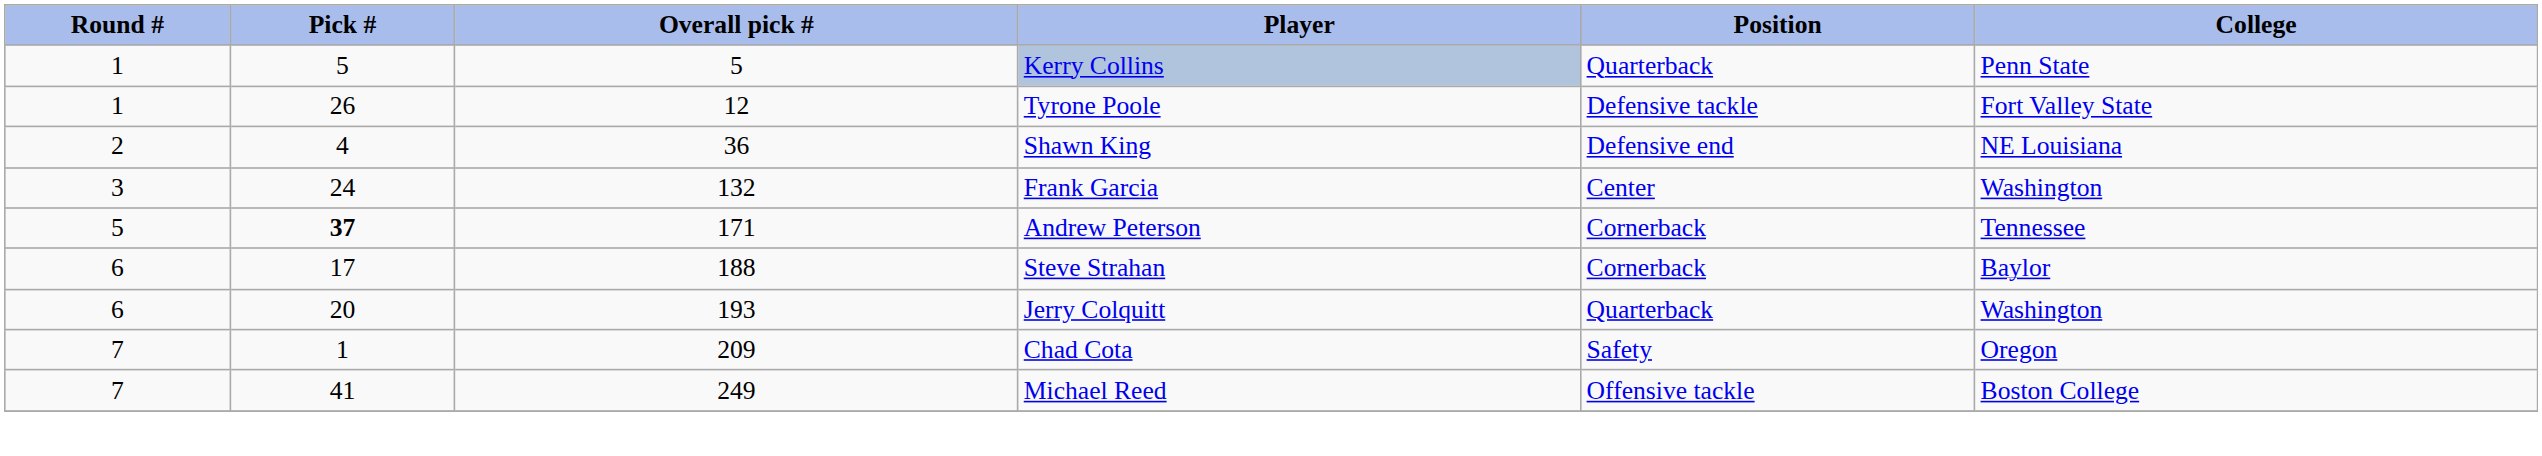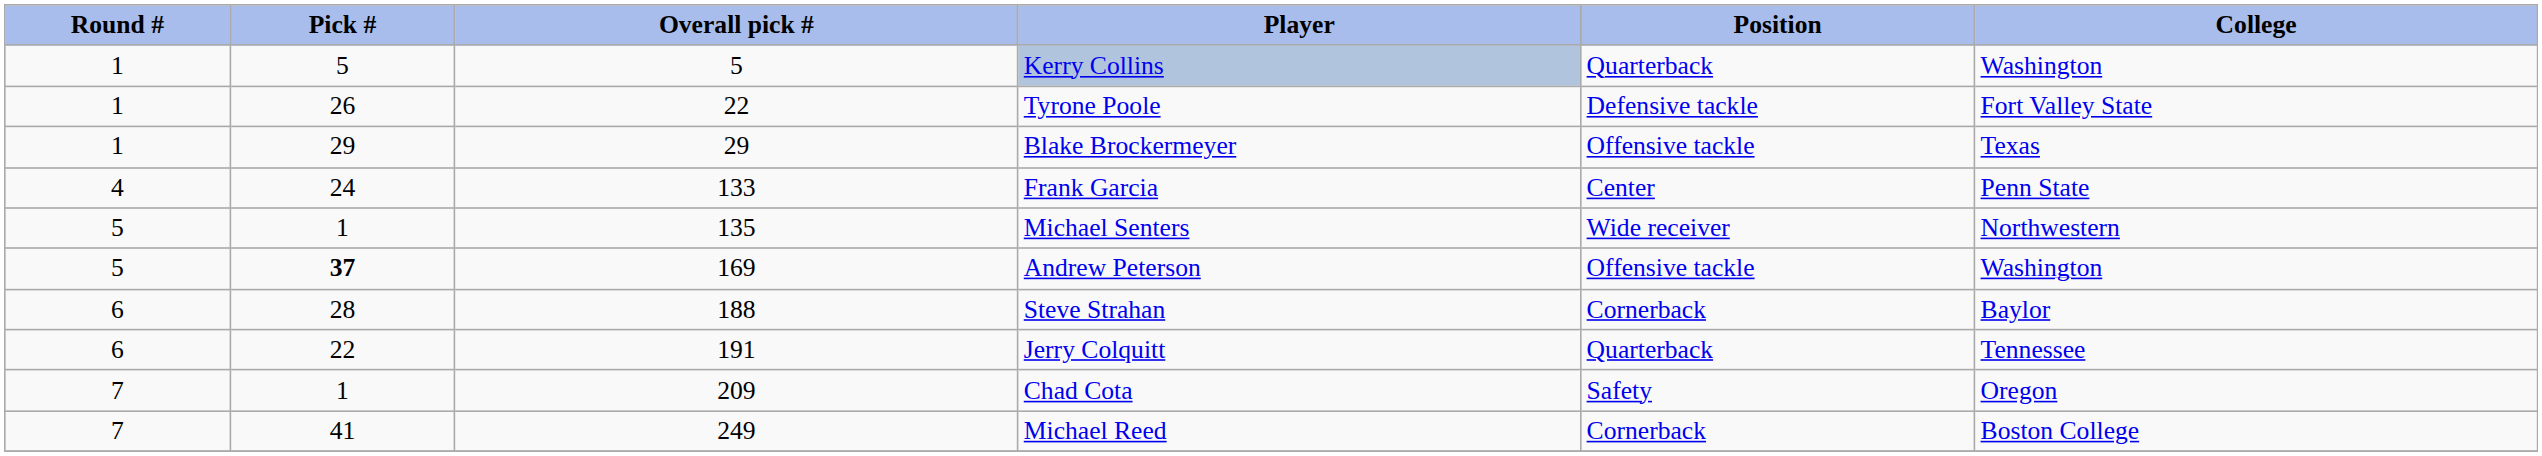(2035, 65) Penn State -> (2041, 65) Washington
(736, 106) 12 -> (736, 106) 22
+ row: (1130, 146)
- row: (1087, 146)
(117, 187) 3 -> (117, 187) 4
(736, 187) 132 -> (736, 187) 133
(2041, 187) Washington -> (2035, 187) Penn State
+ row: (1107, 227)
(736, 227) 171 -> (736, 268) 169
(1646, 227) Cornerback -> (1671, 268) Offensive tackle
(2033, 227) Tennessee -> (2041, 268) Washington
(342, 268) 17 -> (342, 308) 28
(342, 308) 20 -> (342, 349) 22
(736, 308) 193 -> (736, 349) 191
(2041, 308) Washington -> (2033, 349) Tennessee
(1671, 390) Offensive tackle -> (1646, 430) Cornerback
